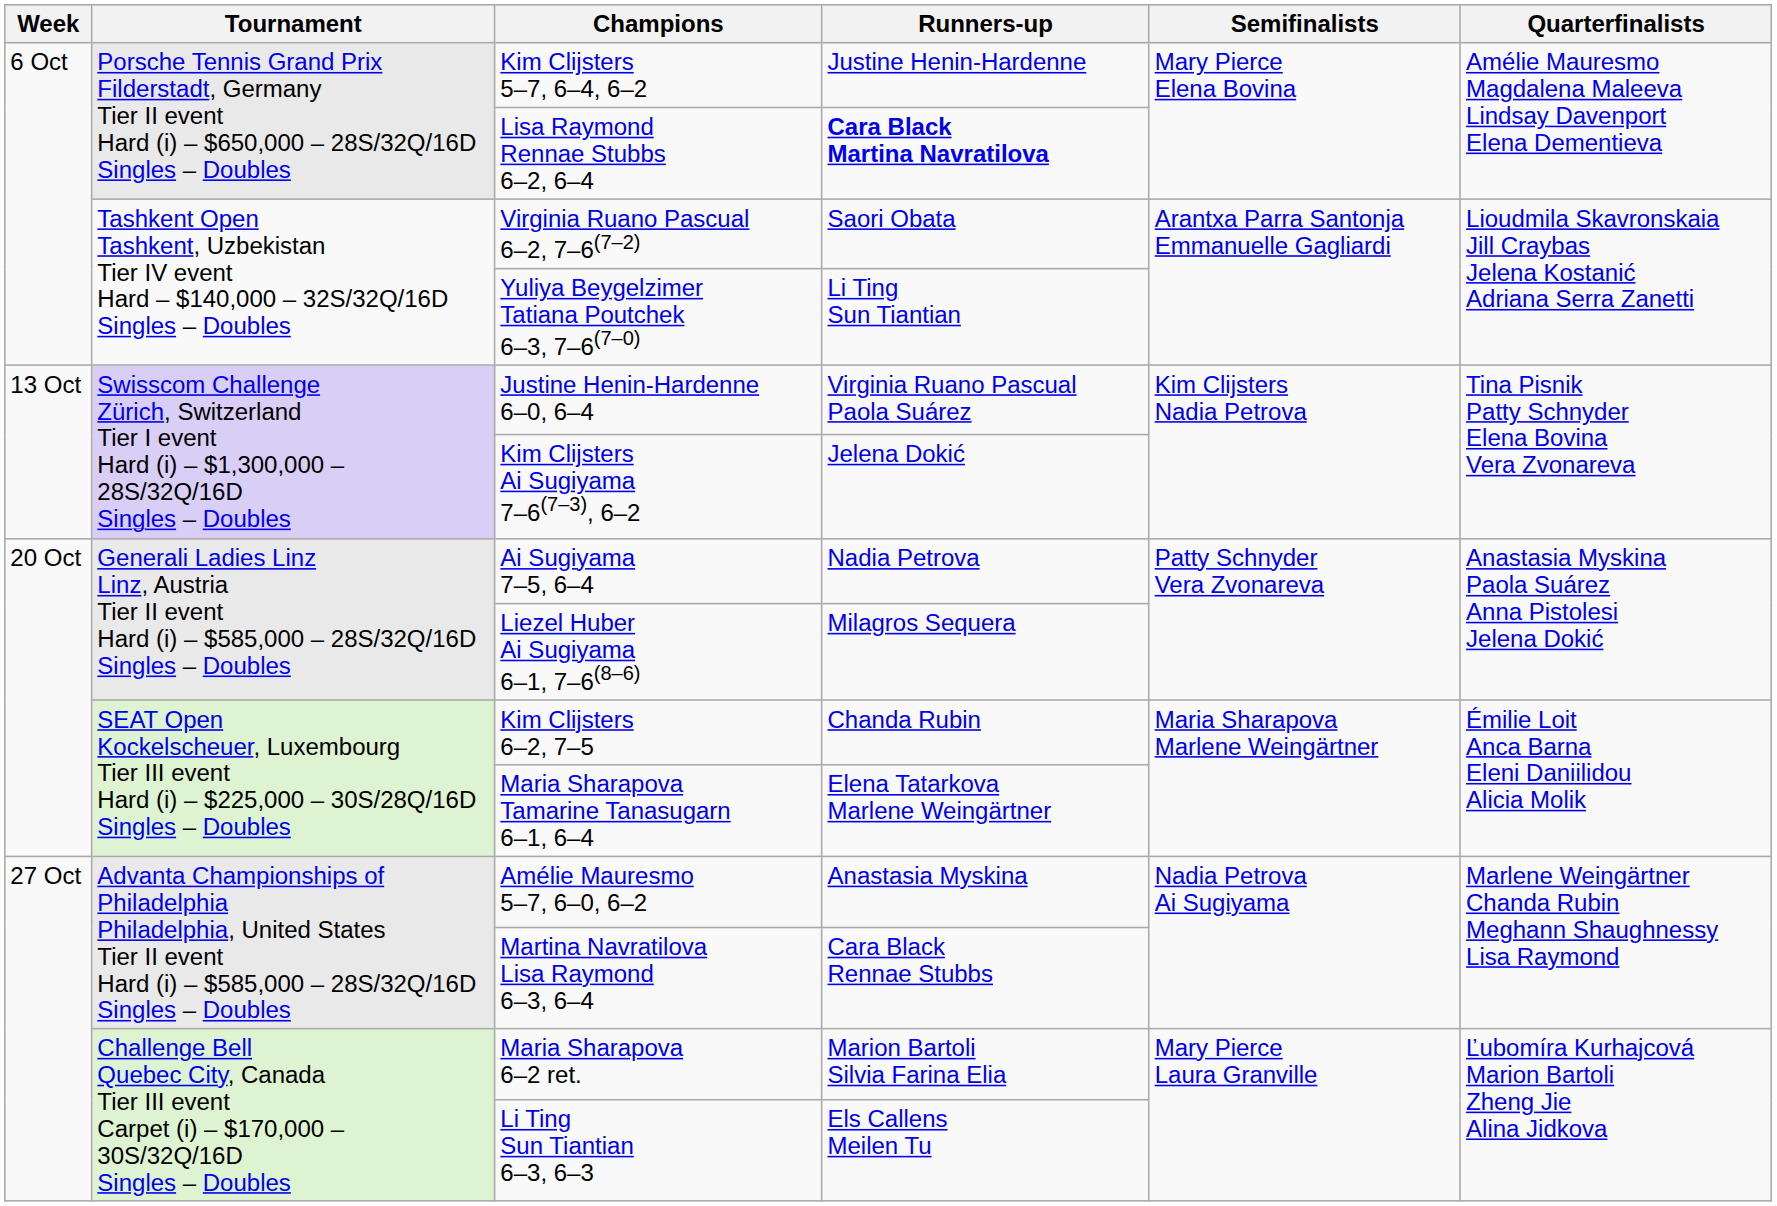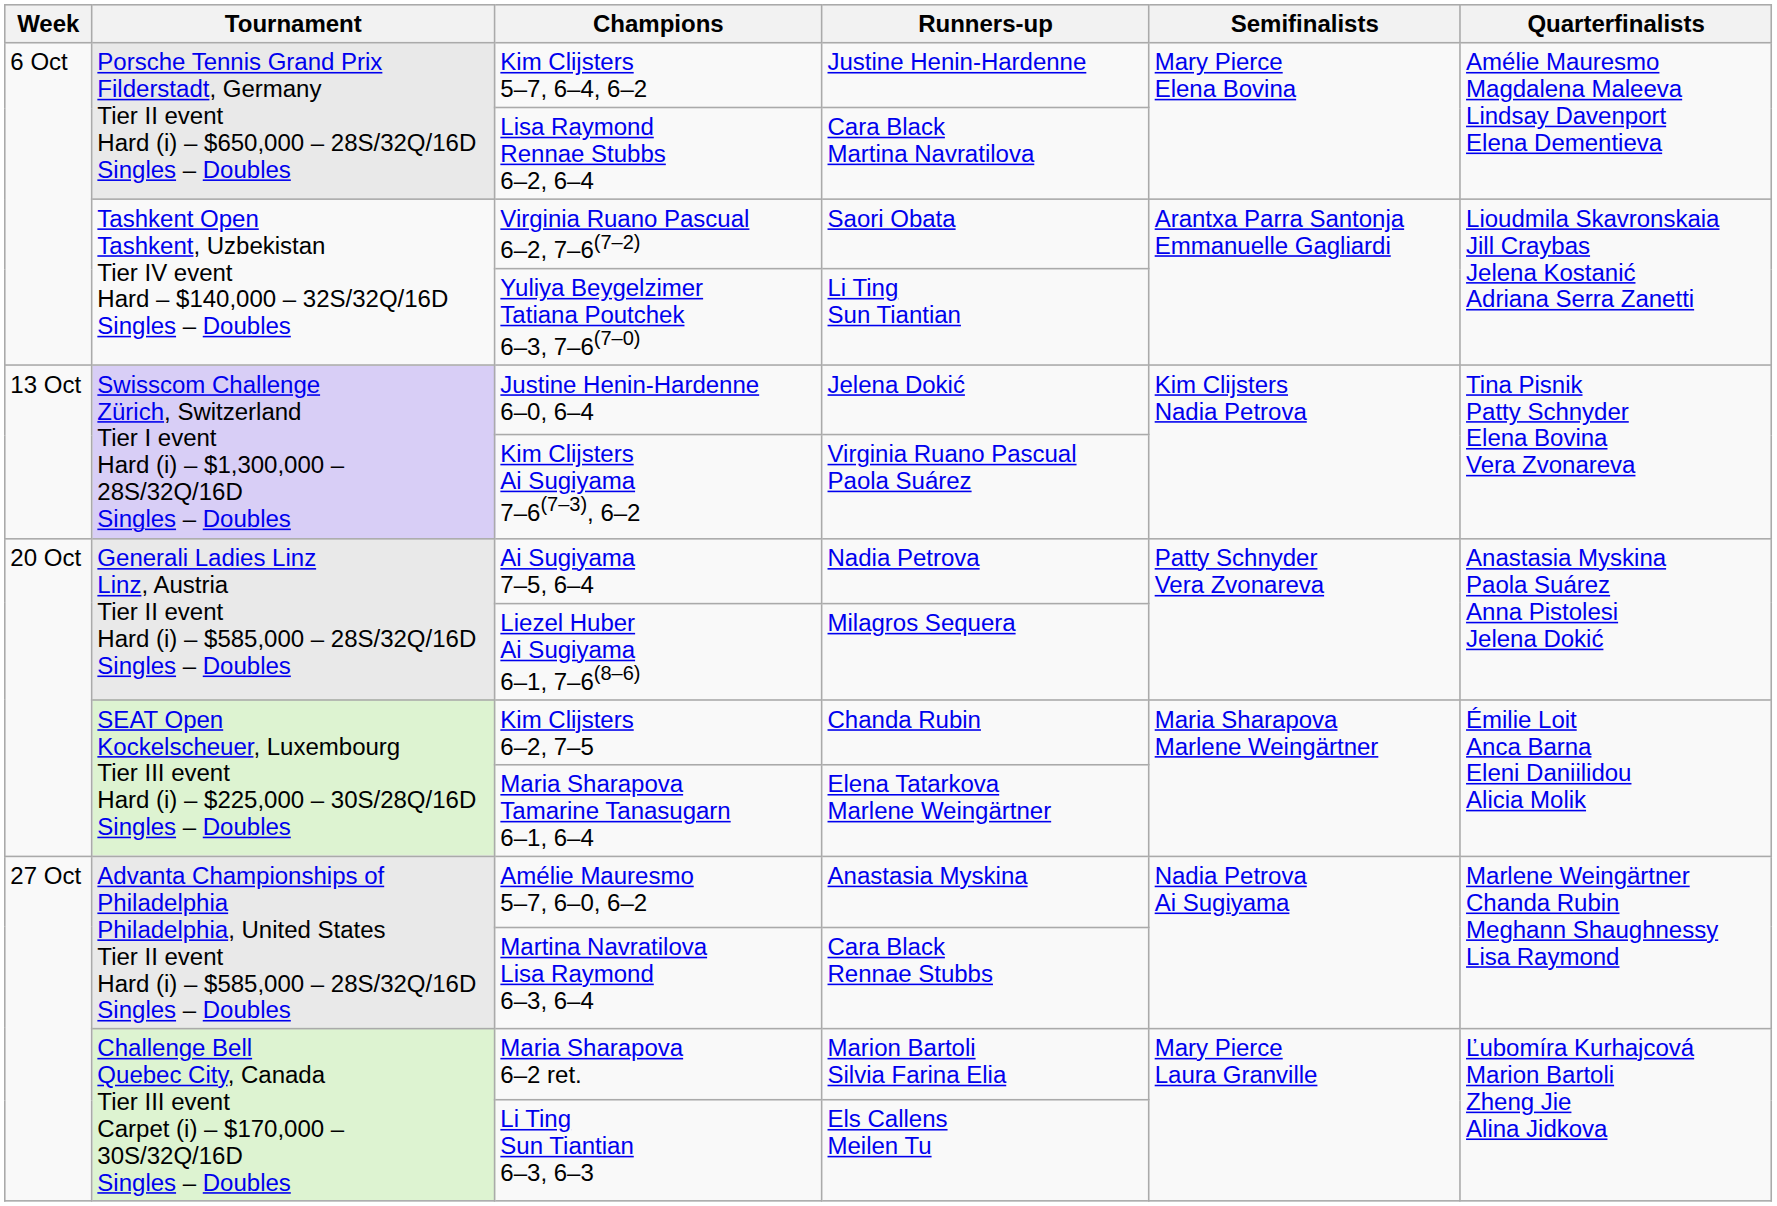(938, 140) bold -> (931, 140) normal
(952, 398) Virginia Ruano Pascual Paola Suárez -> (896, 385) Jelena Dokić
(896, 454) Jelena Dokić -> (952, 468) Virginia Ruano Pascual Paola Suárez
